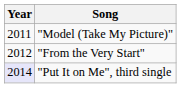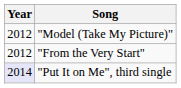(19, 33) 2011 -> (20, 33) 2012
